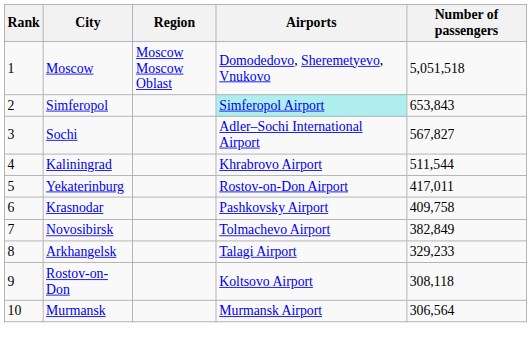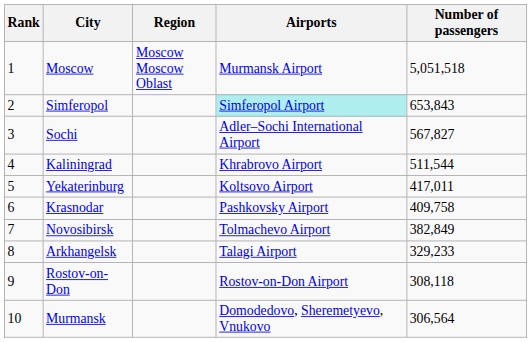(301, 68) Domodedovo, Sheremetyevo, Vnukovo -> (271, 68) Murmansk Airport
(284, 186) Rostov-on-Don Airport -> (266, 186) Koltsovo Airport
(266, 281) Koltsovo Airport -> (284, 281) Rostov-on-Don Airport
(271, 311) Murmansk Airport -> (301, 318) Domodedovo, Sheremetyevo, Vnukovo
